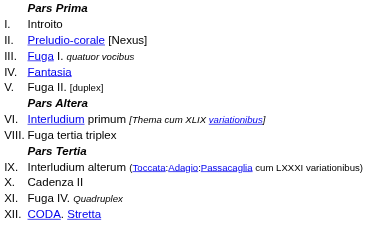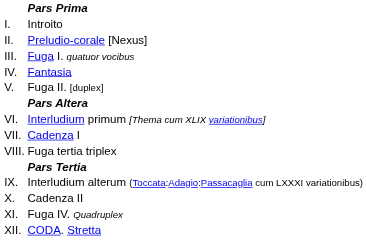+ row: (54, 135)
